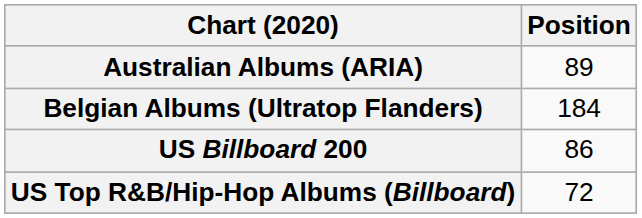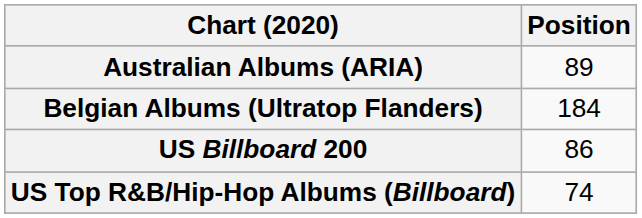(579, 191) 72 -> (579, 191) 74
